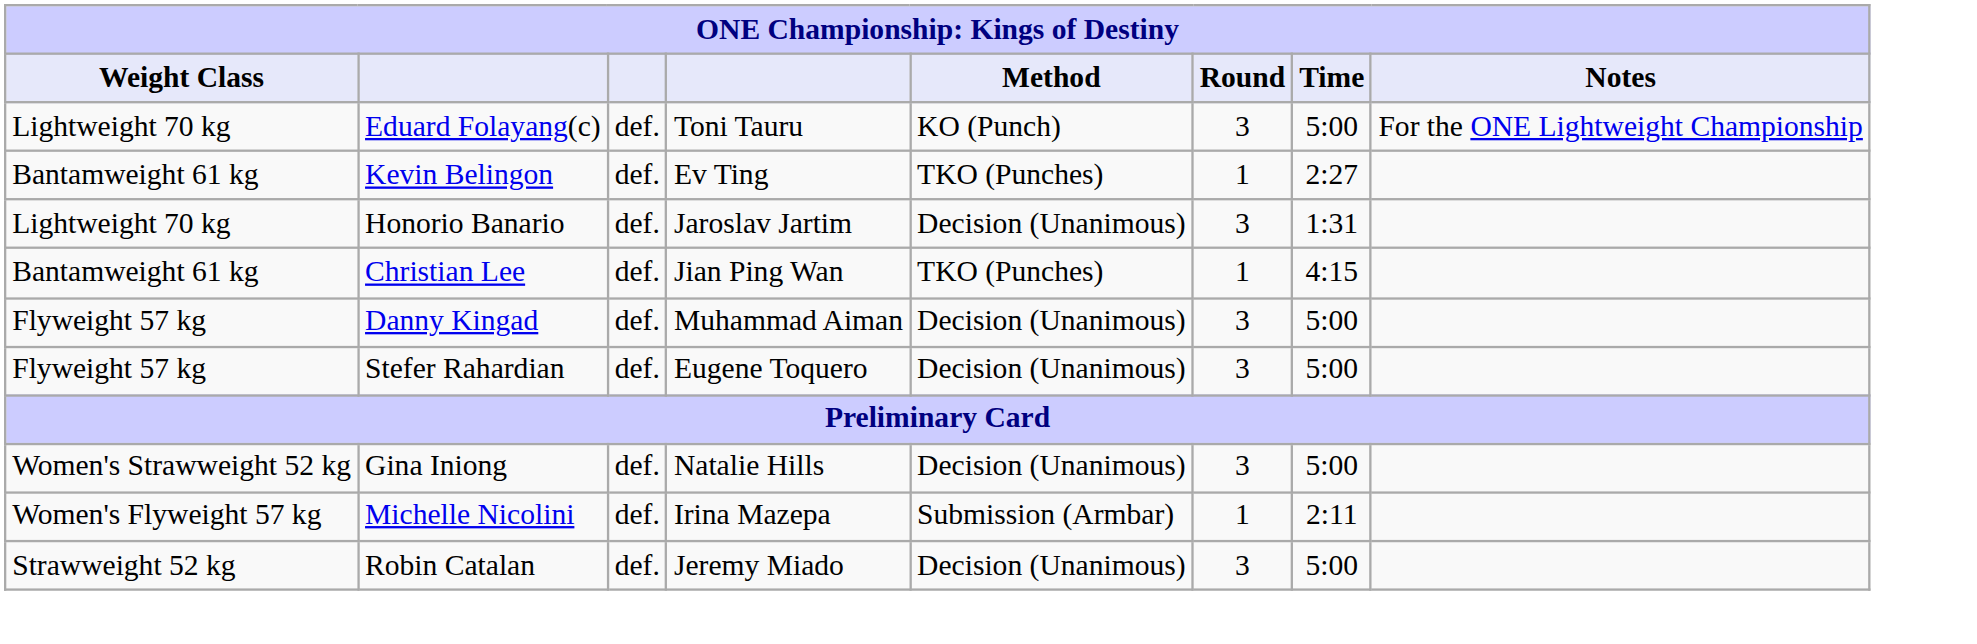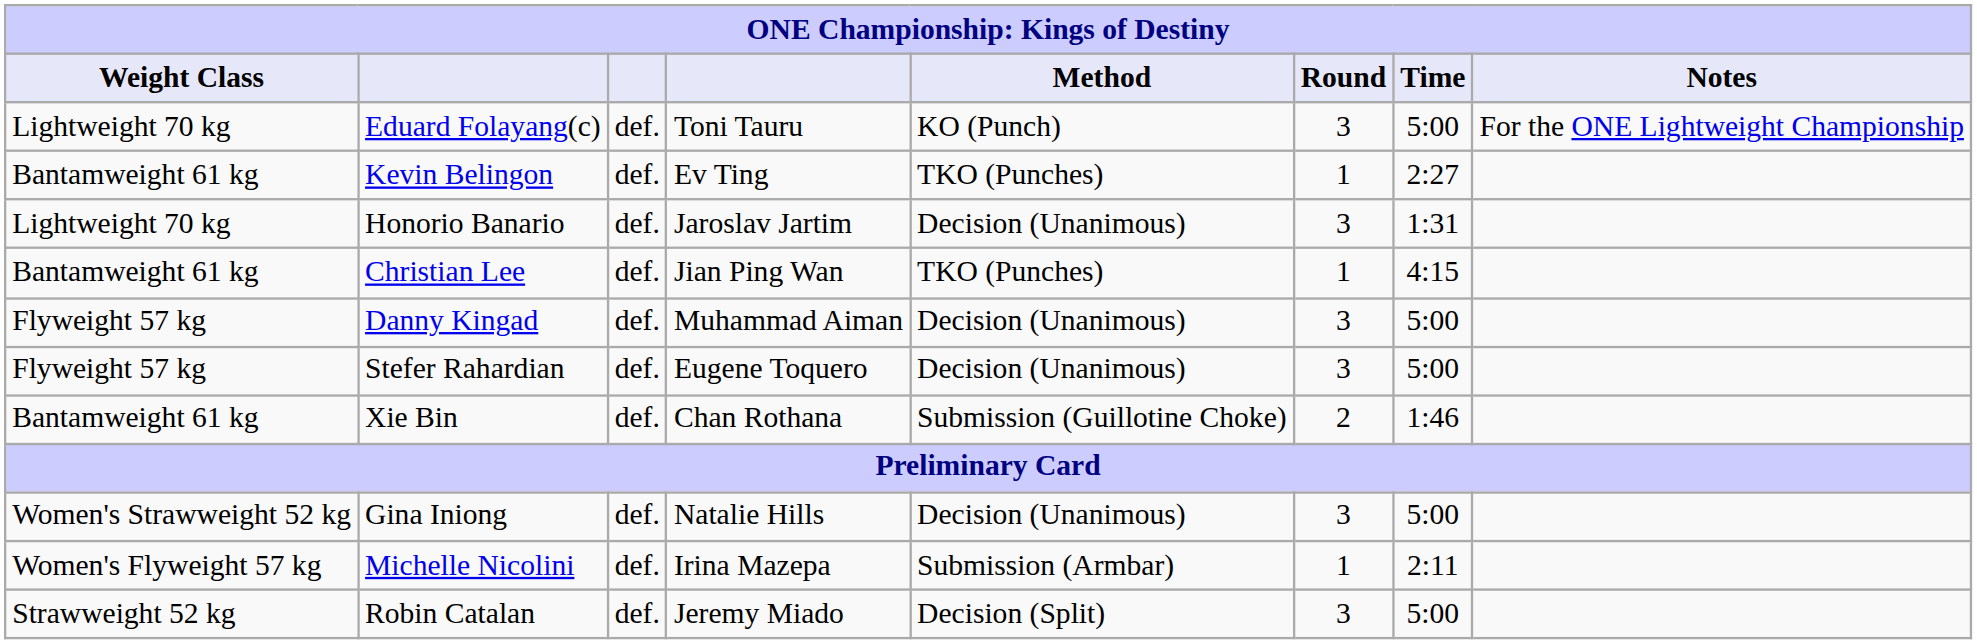+ row: (411, 418)
(1051, 564) Decision (Unanimous) -> (1011, 613) Decision (Split)
